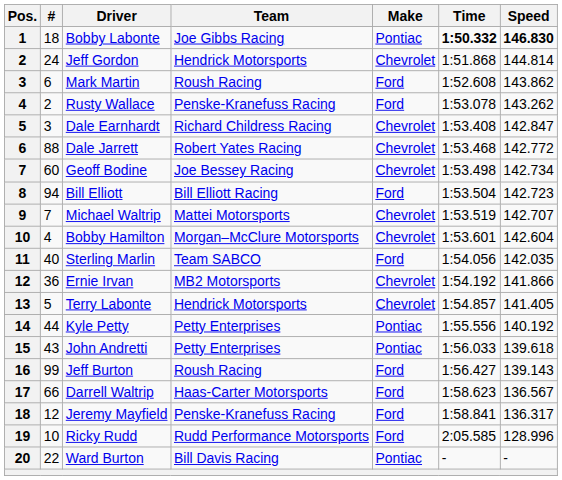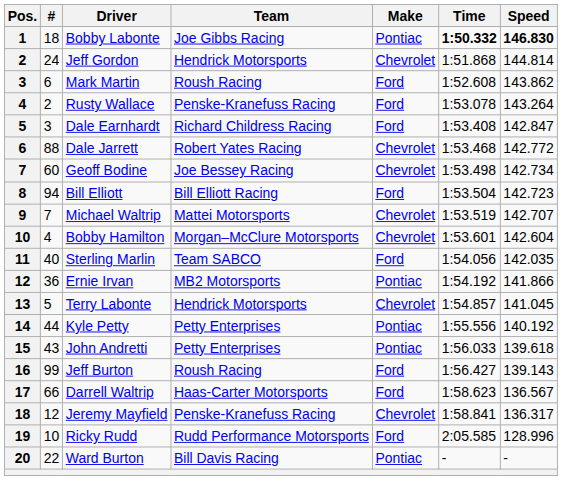(529, 104) 143.262 -> (529, 104) 143.264
(405, 126) Chevrolet -> (390, 126) Ford
(405, 281) Chevrolet -> (399, 281) Pontiac
(529, 304) 141.405 -> (529, 304) 141.045
(390, 414) Ford -> (405, 414) Chevrolet
